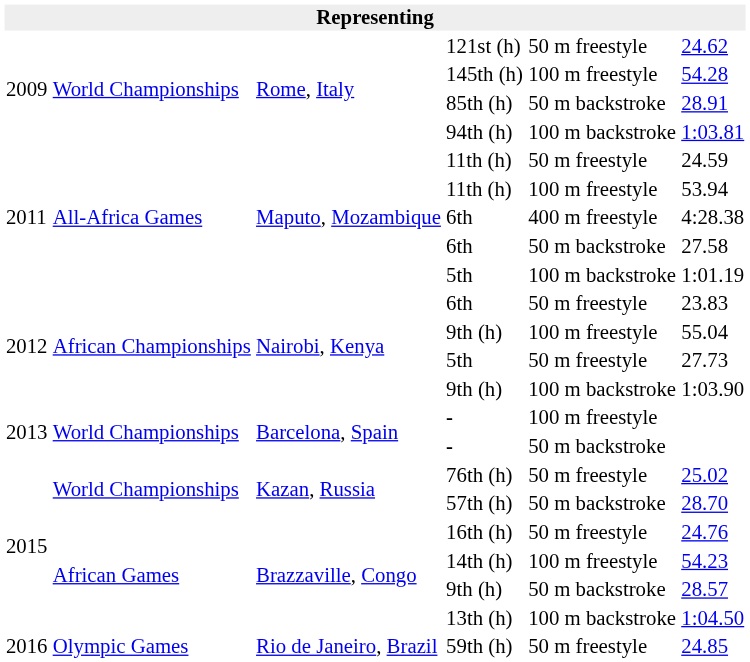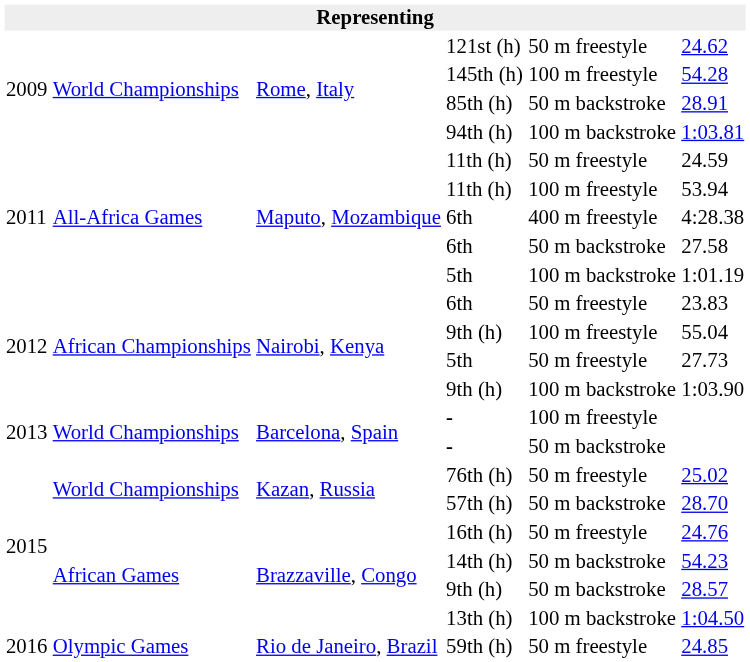(593, 560) 100 m freestyle -> (597, 560) 50 m backstroke
